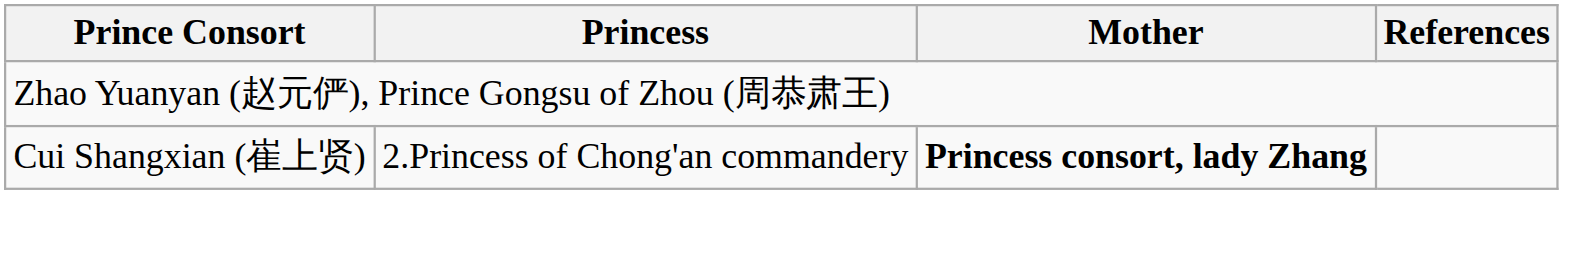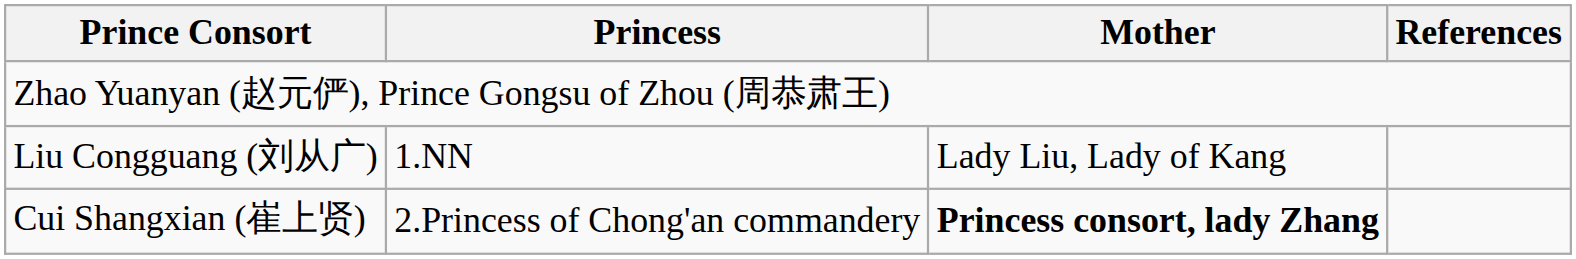+ row: (196, 155)
